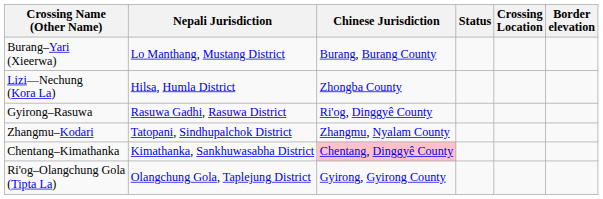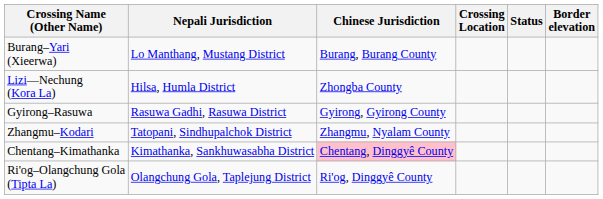columns swapped: (475, 20) <-> (520, 20)
(376, 113) Ri'og, Dinggyê County -> (383, 113) Gyirong, Gyirong County
(383, 177) Gyirong, Gyirong County -> (376, 177) Ri'og, Dinggyê County
